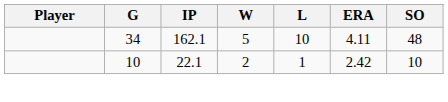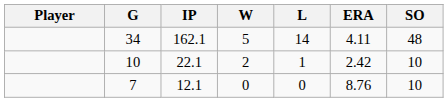(302, 39) 10 -> (302, 39) 14
+ row: (133, 85)
